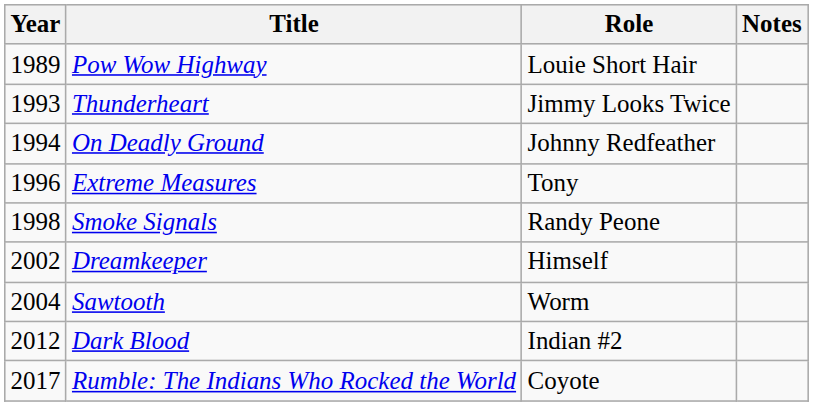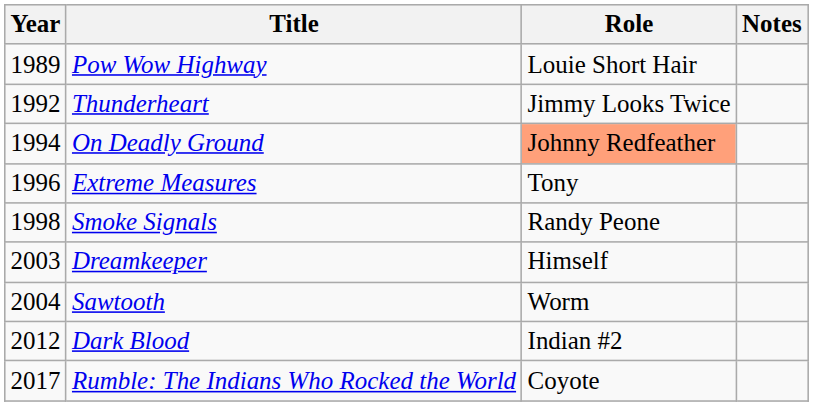(35, 103) 1993 -> (35, 103) 1992
(621, 143) no background -> (621, 143) lightsalmon background
(35, 261) 2002 -> (35, 261) 2003
